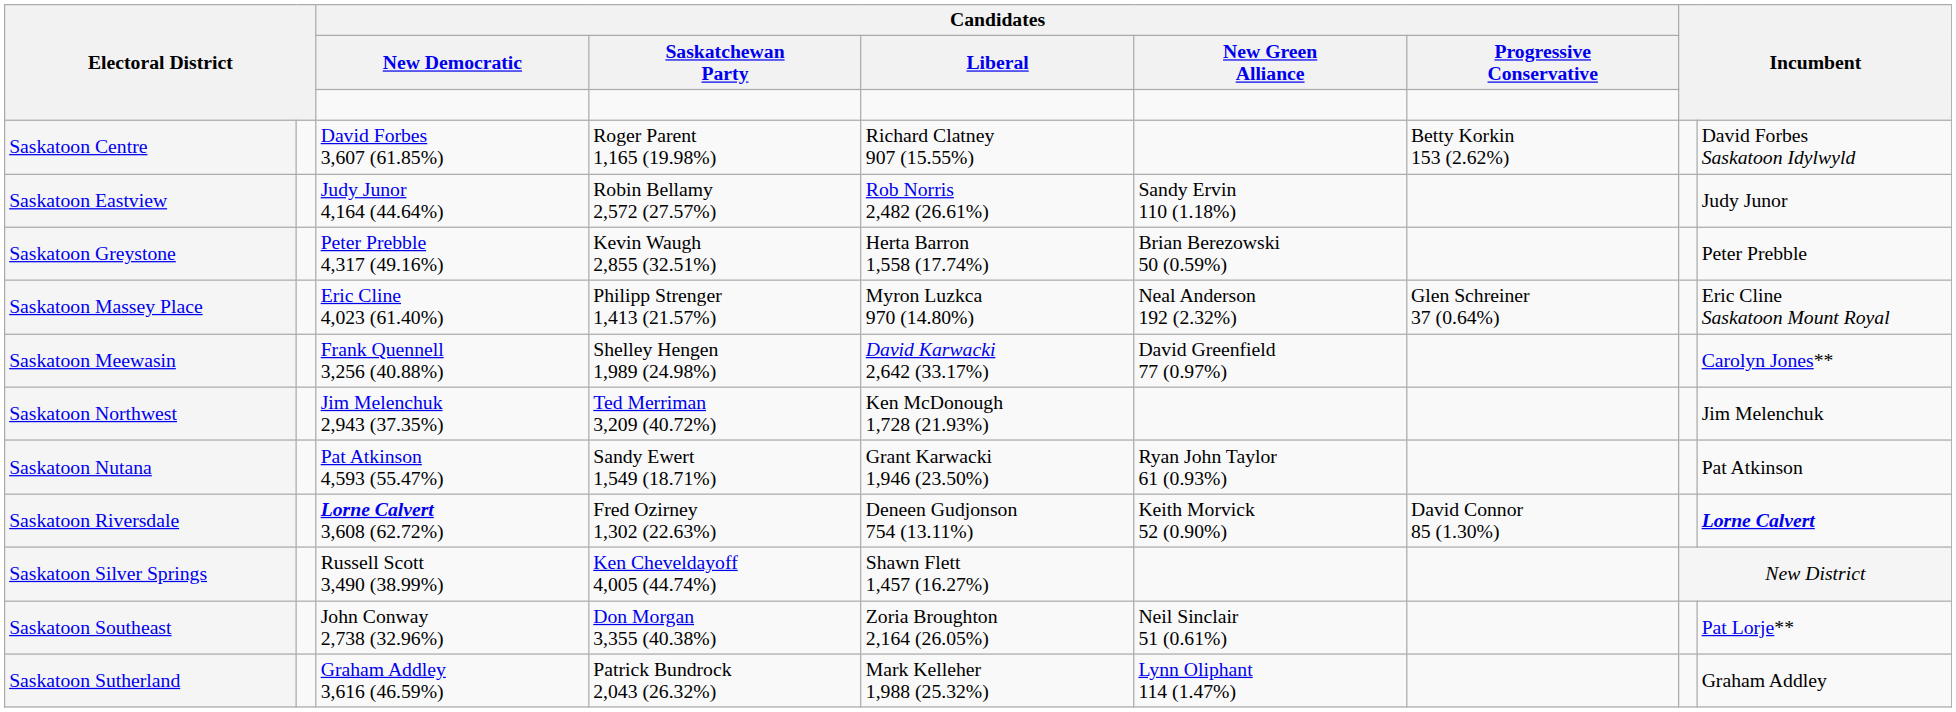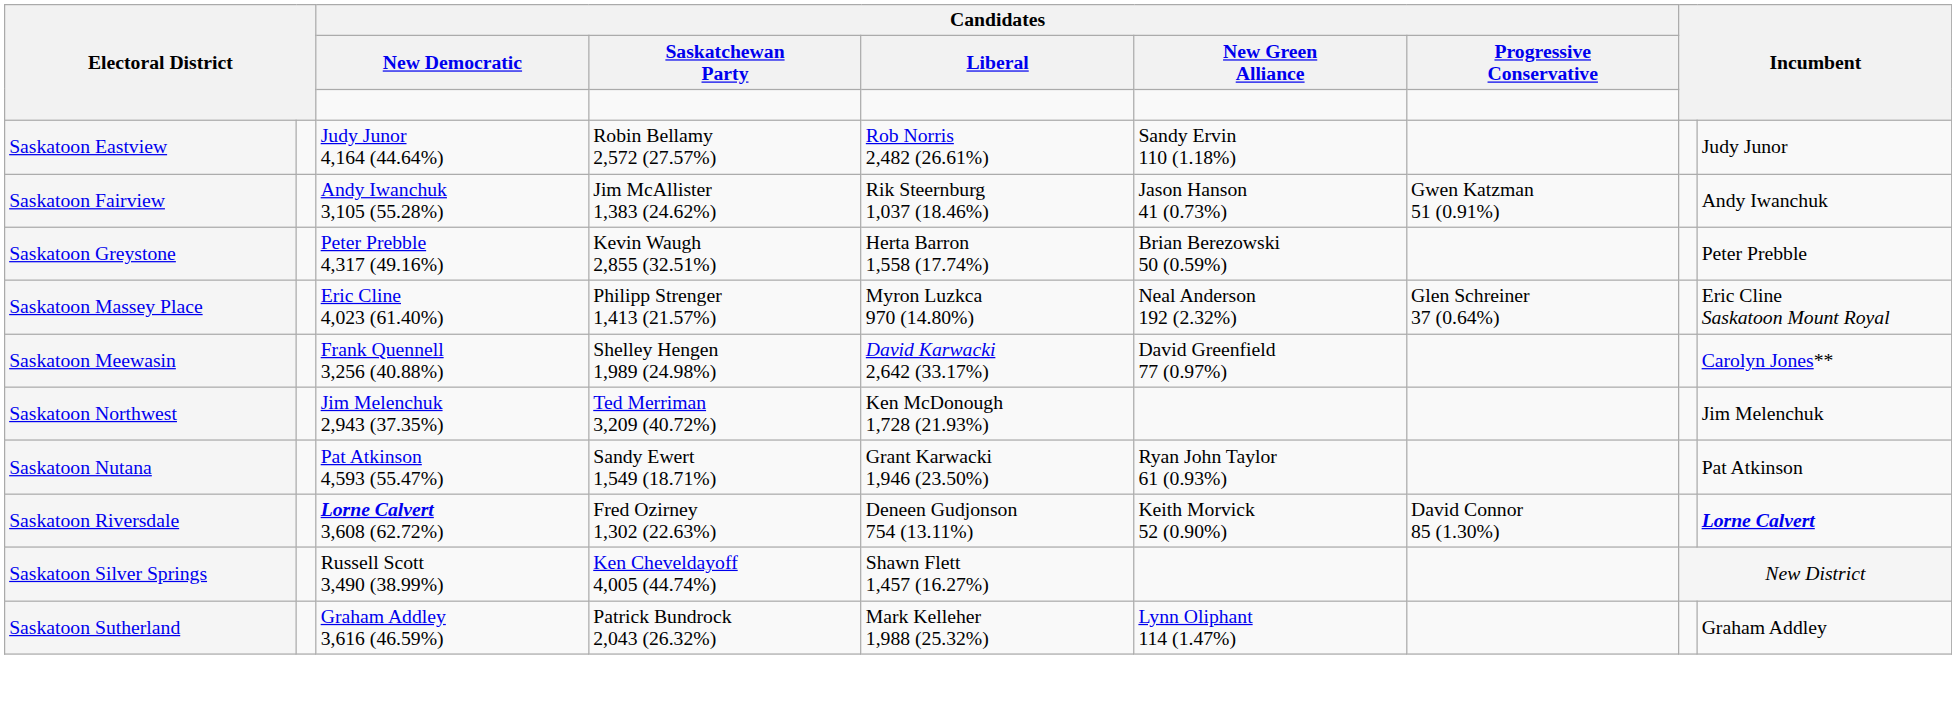- row: (78, 146)
+ row: (87, 200)
- row: (90, 627)
